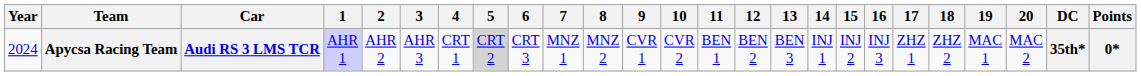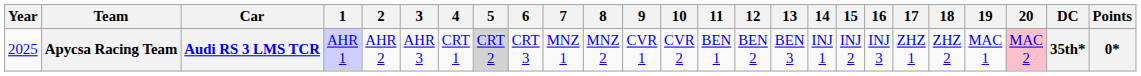(23, 49) 2024 -> (23, 49) 2025
(1026, 49) no background -> (1026, 49) pink background
